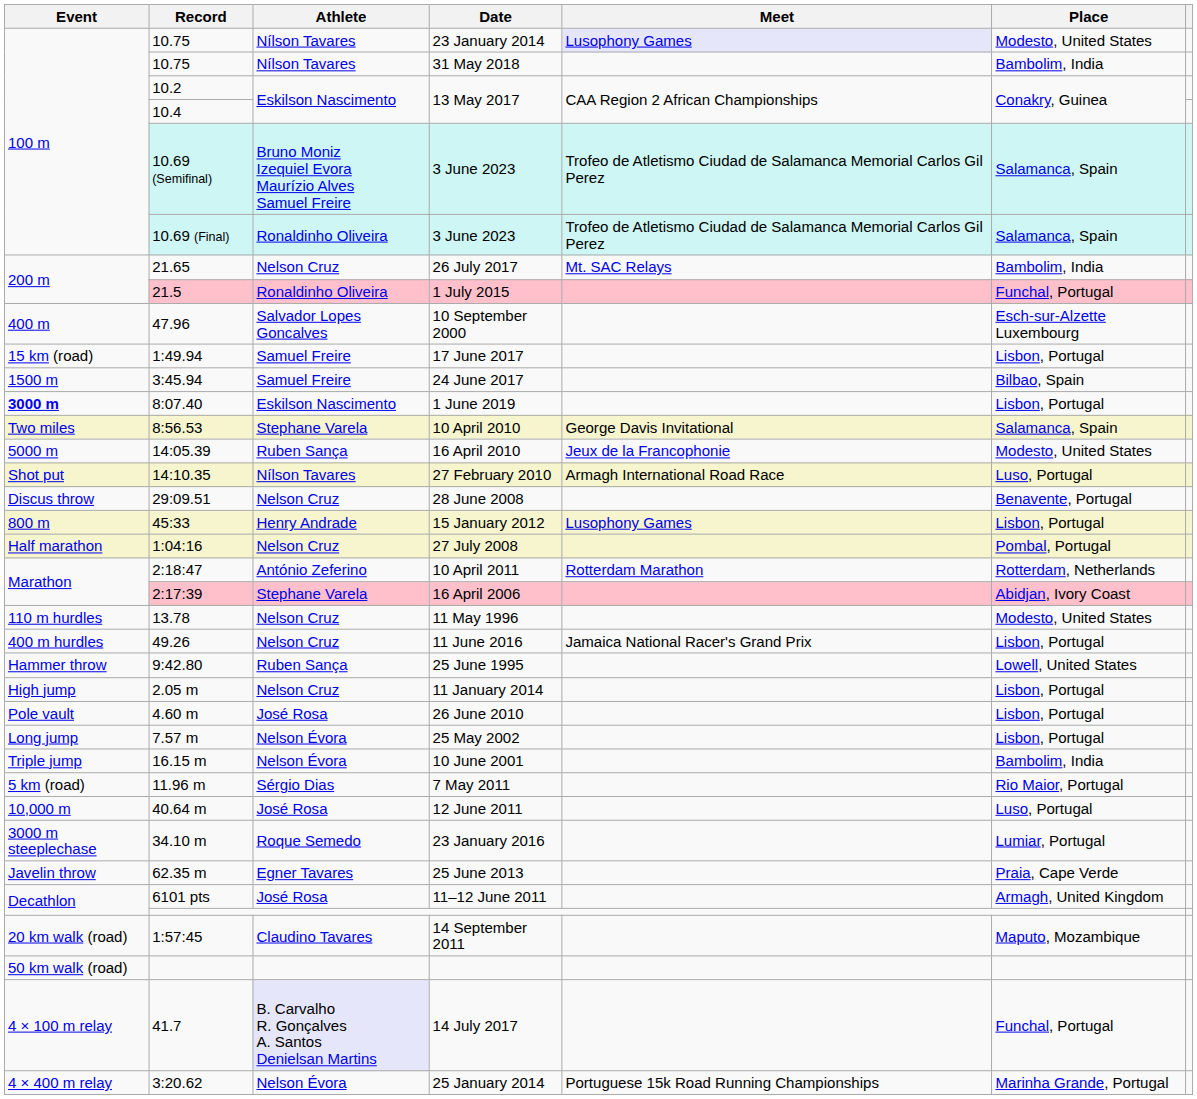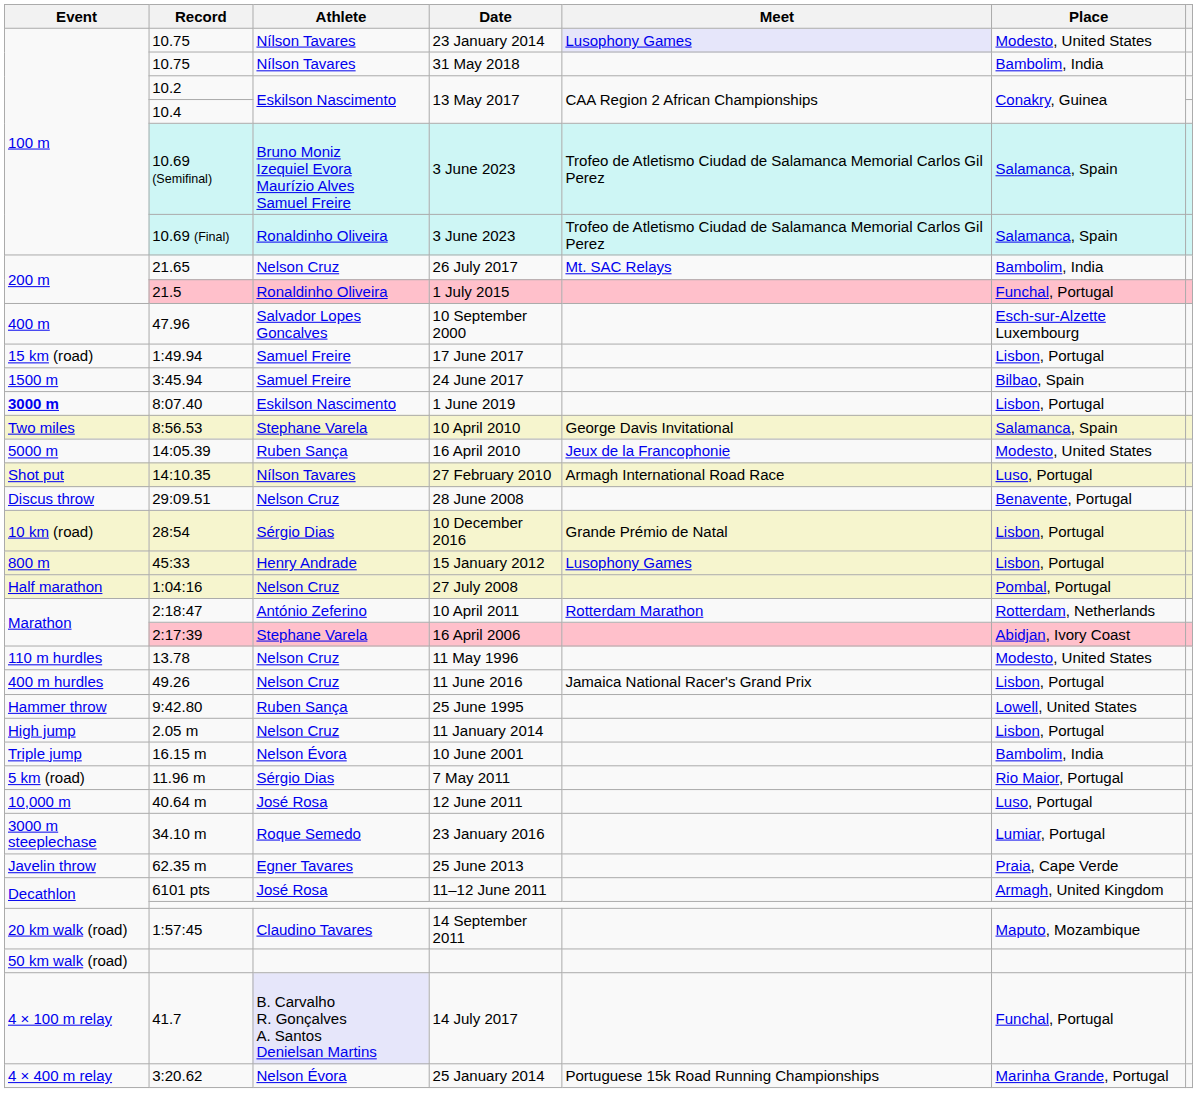+ row: (171, 531)
- row: (175, 713)
- row: (175, 737)
